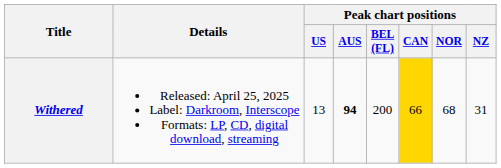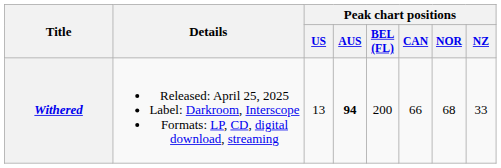(416, 110) gold background -> (416, 110) no background
(481, 110) 31 -> (481, 110) 33
